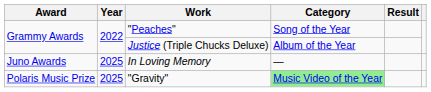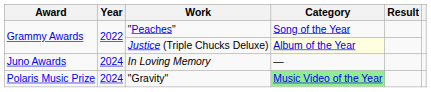(314, 45) no background -> (314, 45) lightyellow background
(112, 62) 2025 -> (112, 62) 2024
(112, 78) 2025 -> (112, 78) 2024
